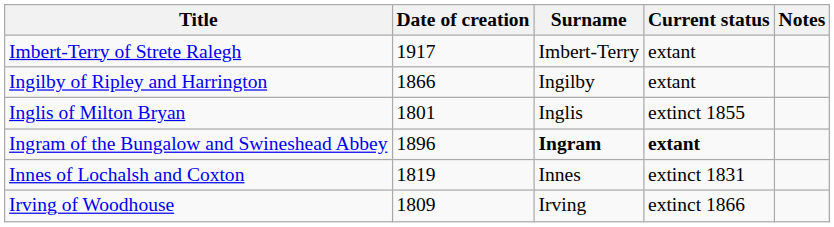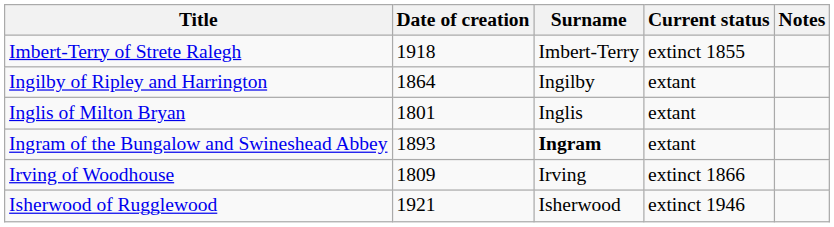(416, 50) 1917 -> (416, 50) 1918
(672, 50) extant -> (697, 50) extinct 1855
(416, 81) 1866 -> (416, 81) 1864
(697, 112) extinct 1855 -> (672, 112) extant
(416, 143) 1896 -> (416, 143) 1893
(674, 143) bold -> (672, 143) normal
- row: (127, 174)
+ row: (113, 205)
